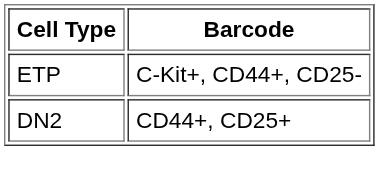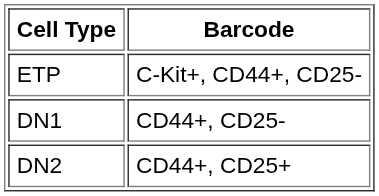+ row: (40, 120)
